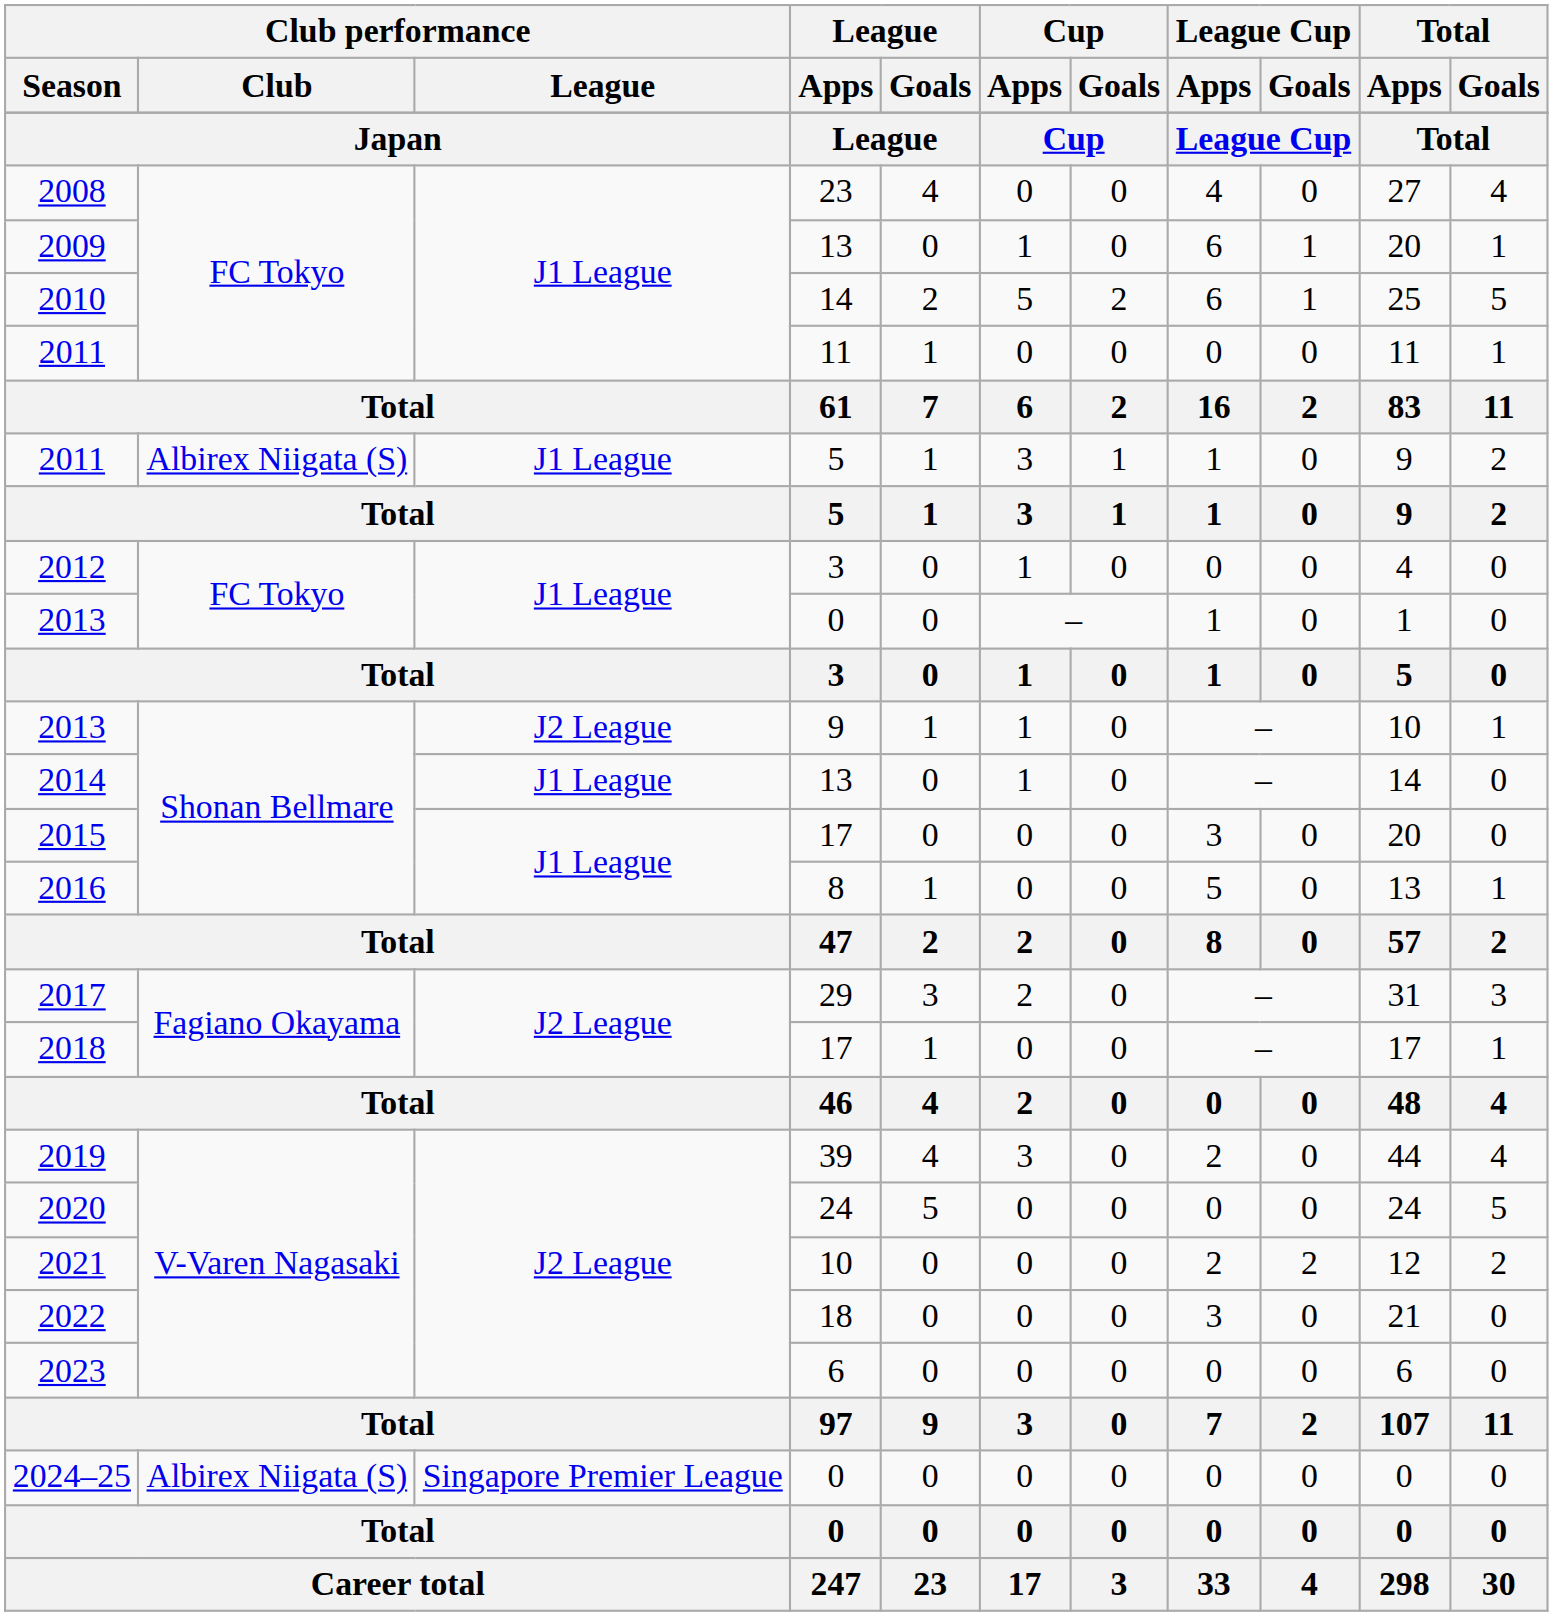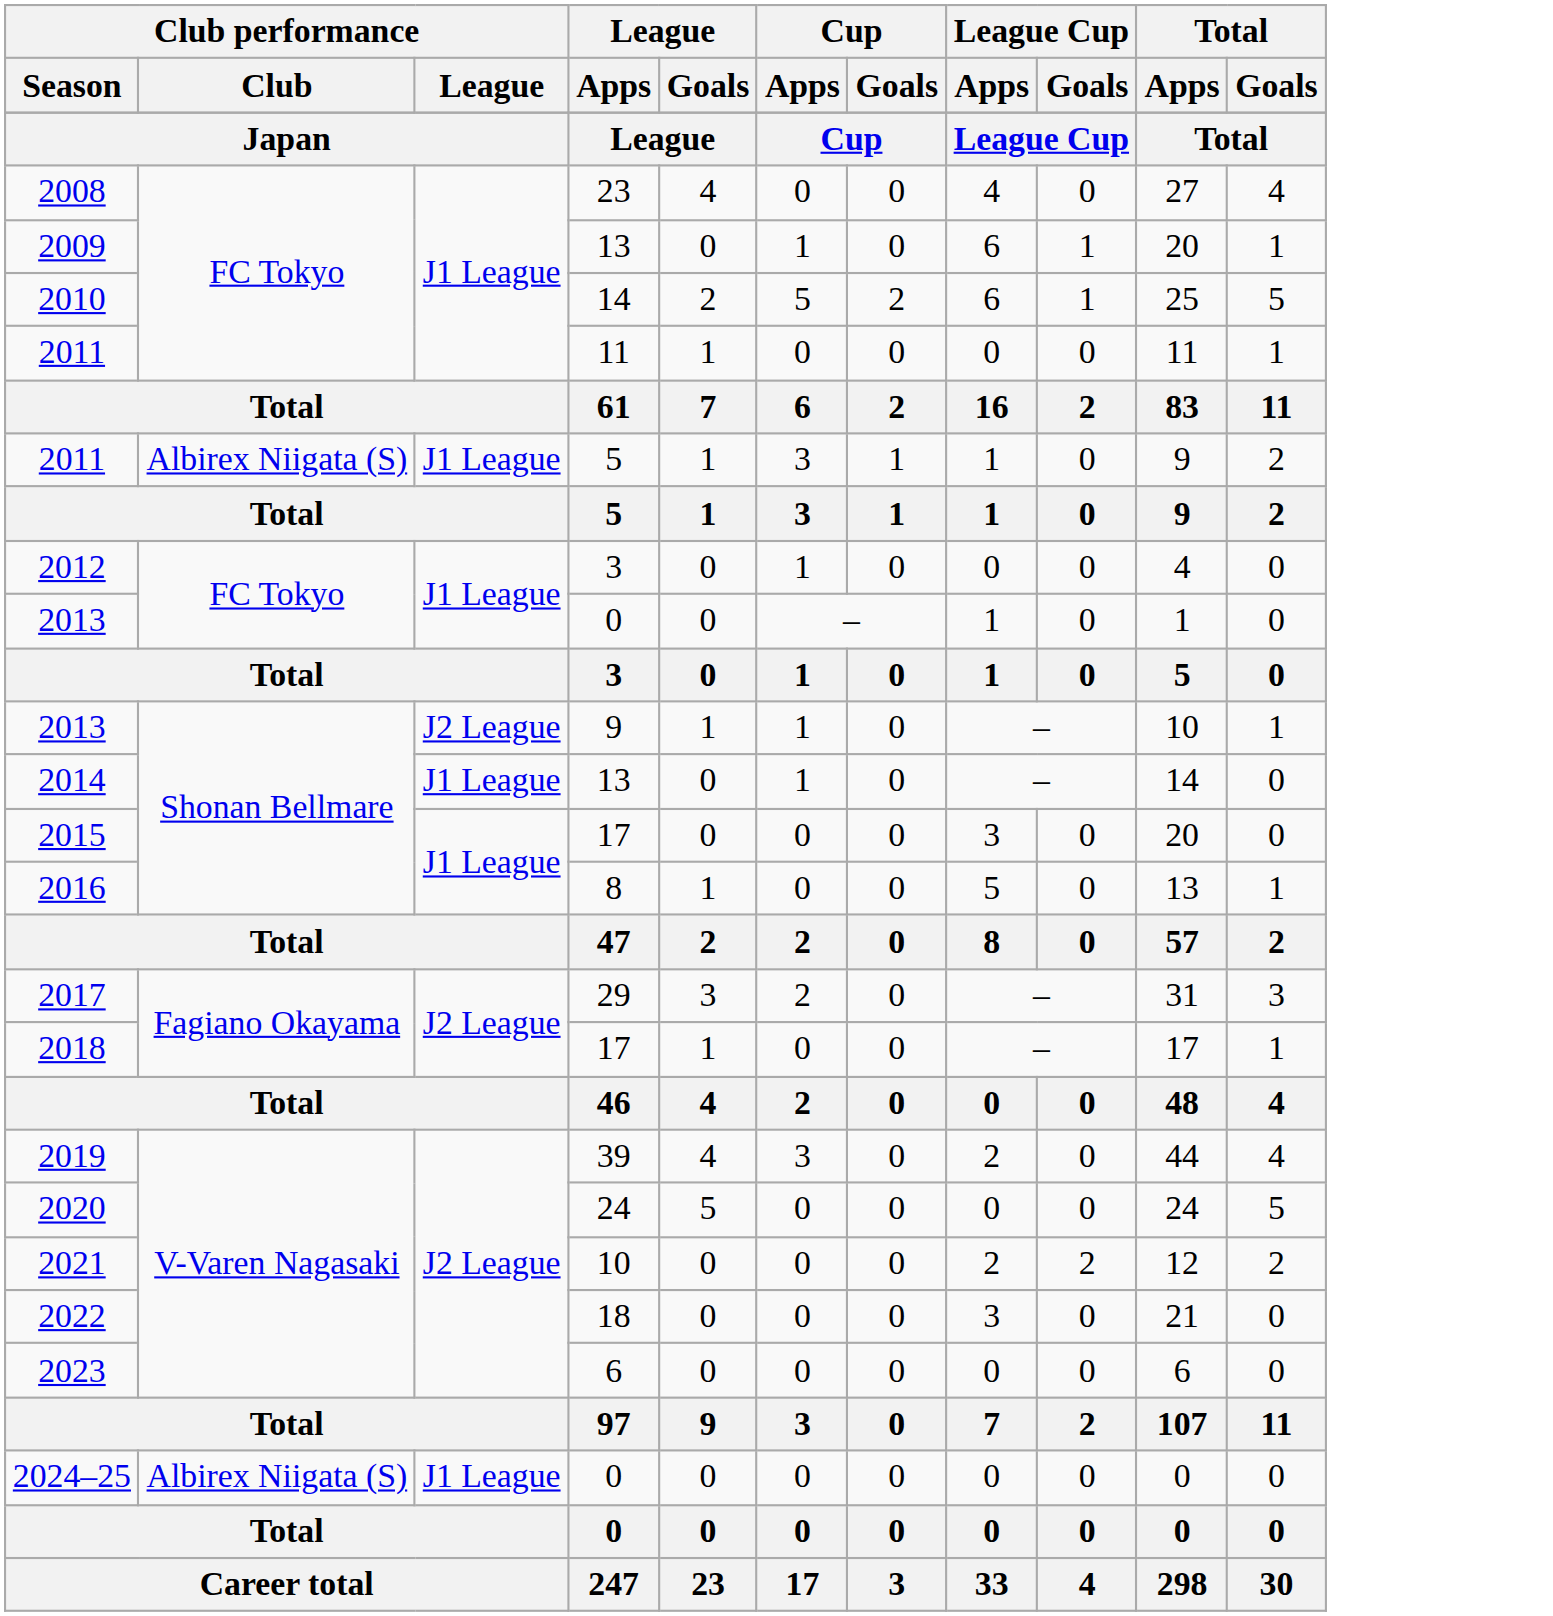(603, 1476) Singapore Premier League -> (492, 1476) J1 League
